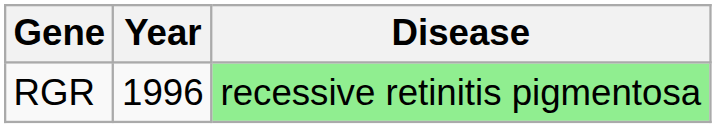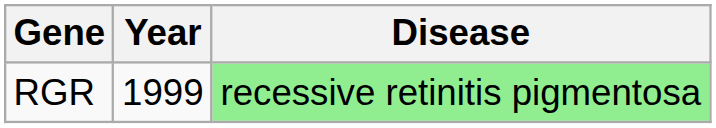(163, 91) 1996 -> (163, 91) 1999
